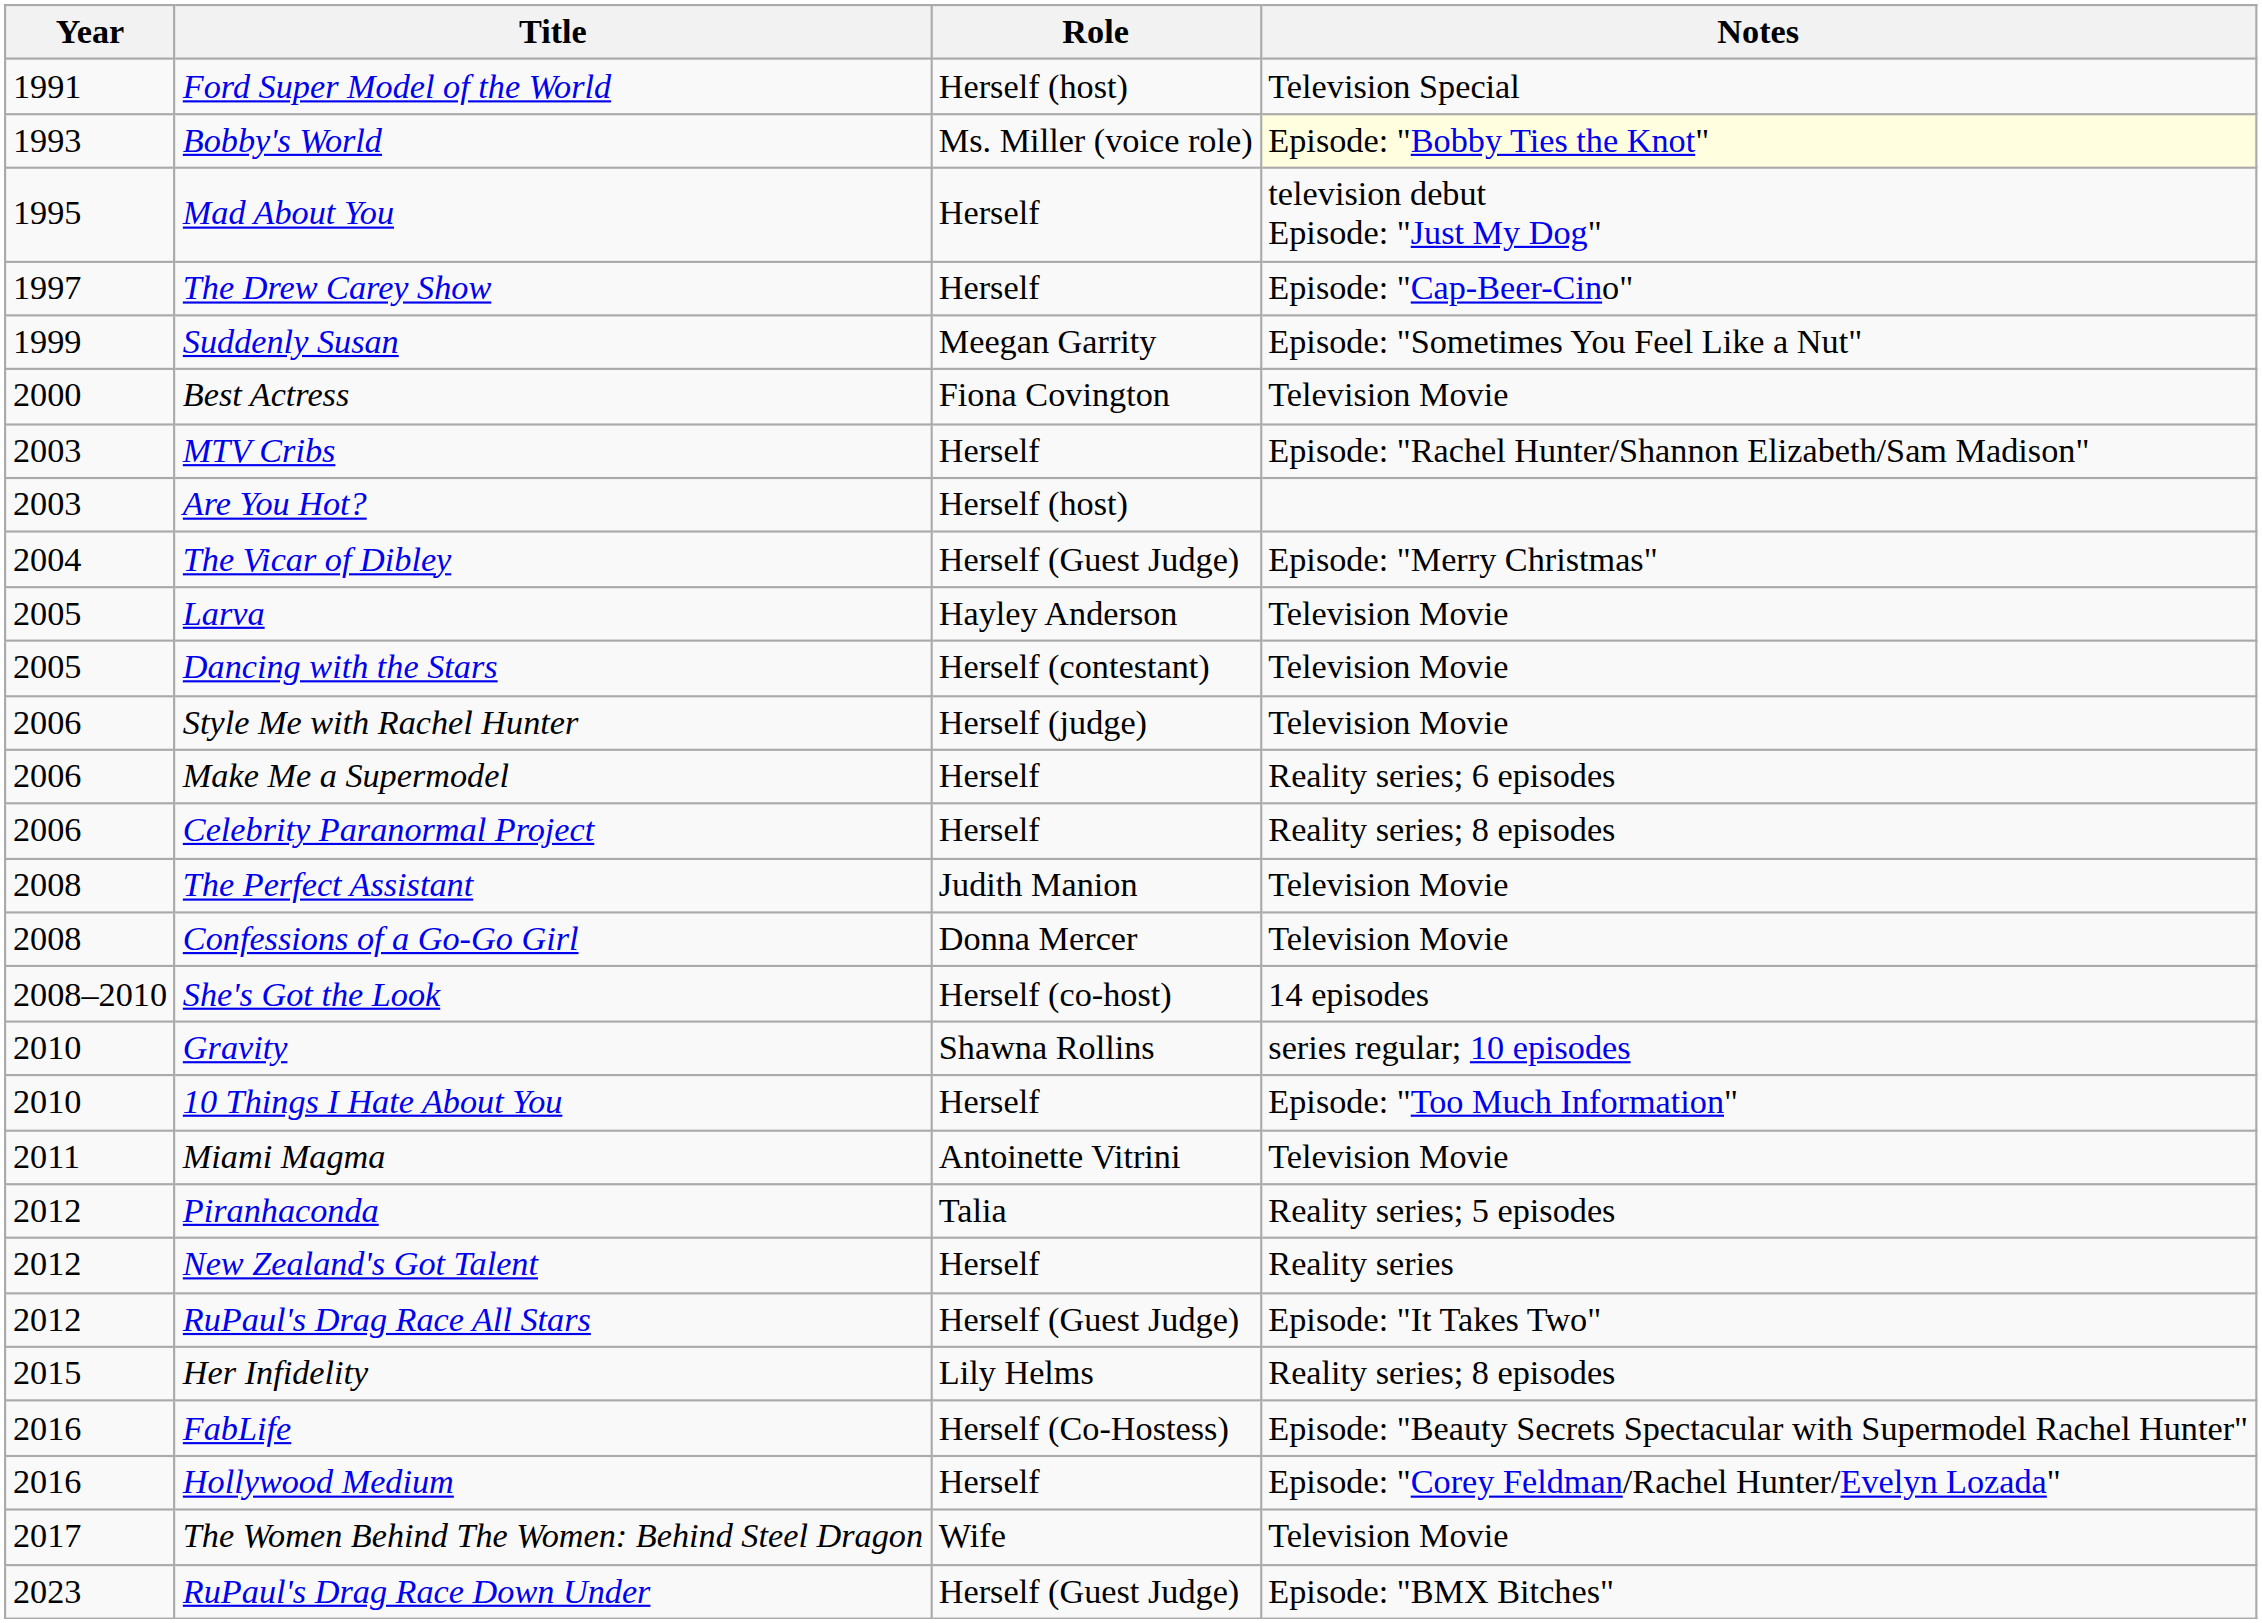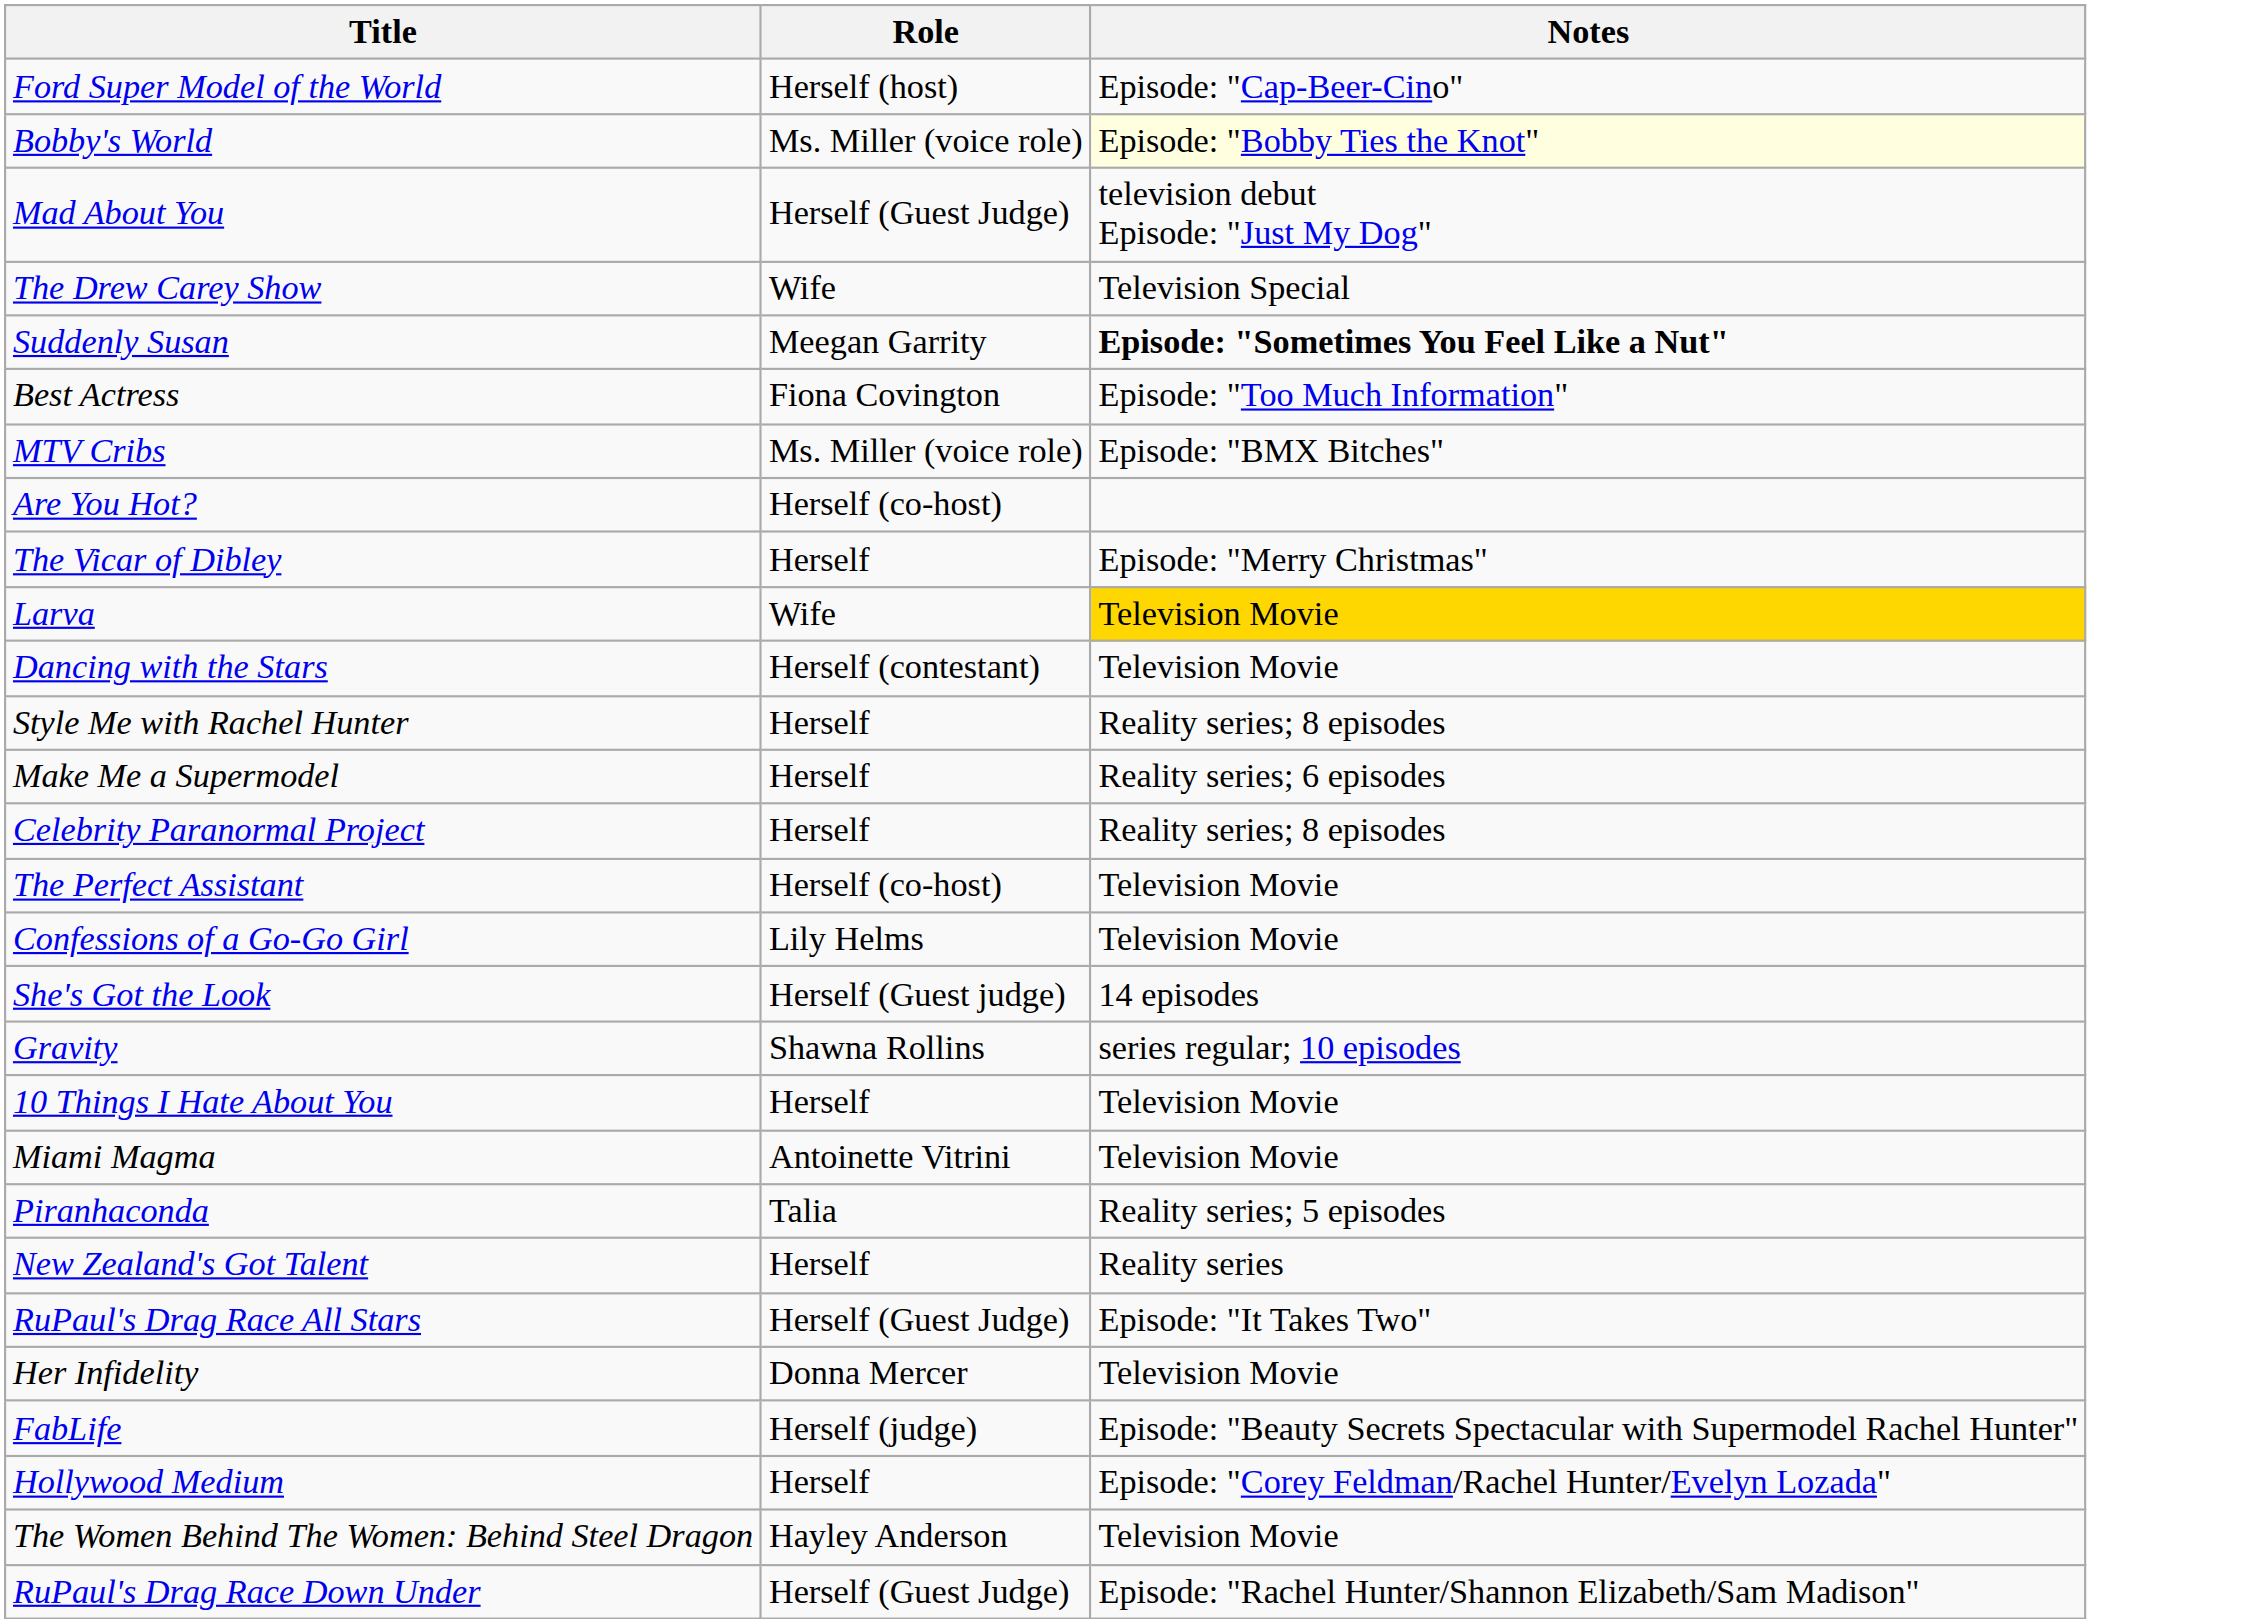- column: (90, 31)
(1394, 85) Television Special -> (1281, 85) Episode: "Cap-Beer-Cino"
(989, 213) Herself -> (919, 213) Herself (Guest Judge)
(989, 287) Herself -> (802, 287) Wife
(1451, 287) Episode: "Cap-Beer-Cino" -> (1224, 287) Television Special
(1565, 341) normal -> (1414, 341) bold
(1388, 395) Television Movie -> (1333, 395) Episode: "Too Much Information"
(989, 450) Herself -> (926, 450) Ms. Miller (voice role)
(1679, 450) Episode: "Rachel Hunter/Shannon Elizabeth/Sam Madison" -> (1271, 450) Episode: "BMX Bitches"
(1033, 504) Herself (host) -> (885, 504) Herself (co-host)
(1089, 558) Herself (Guest Judge) -> (819, 558) Herself
(1058, 613) Hayley Anderson -> (802, 613) Wife
(1388, 613) no background -> (1219, 613) gold background
(1043, 721) Herself (judge) -> (819, 721) Herself
(1388, 721) Television Movie -> (1272, 721) Reality series; 8 episodes
(1038, 884) Judith Manion -> (885, 884) Herself (co-host)
(1038, 939) Donna Mercer -> (846, 939) Lily Helms
(1055, 993) Herself (co-host) -> (917, 993) Herself (Guest judge)
(1503, 1101) Episode: "Too Much Information" -> (1219, 1101) Television Movie
(1016, 1373) Lily Helms -> (868, 1373) Donna Mercer
(1442, 1373) Reality series; 8 episodes -> (1219, 1373) Television Movie
(1084, 1427) Herself (Co-Hostess) -> (873, 1427) Herself (judge)
(972, 1536) Wife -> (888, 1536) Hayley Anderson
(1441, 1590) Episode: "BMX Bitches" -> (1509, 1590) Episode: "Rachel Hunter/Shannon Elizabeth/Sam Madison"
